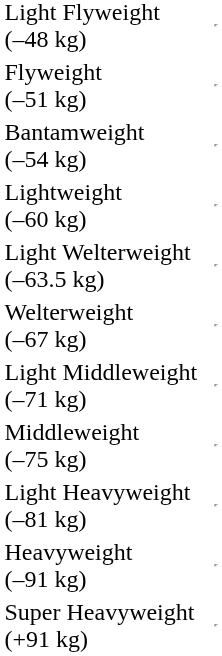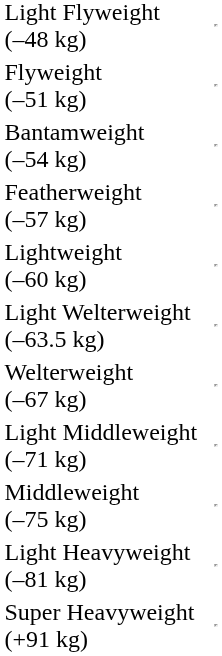+ row: (73, 205)
- row: (68, 565)
